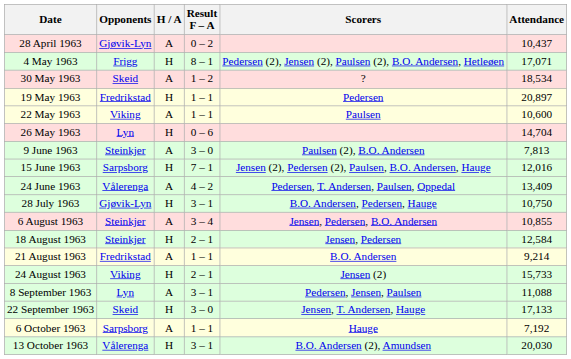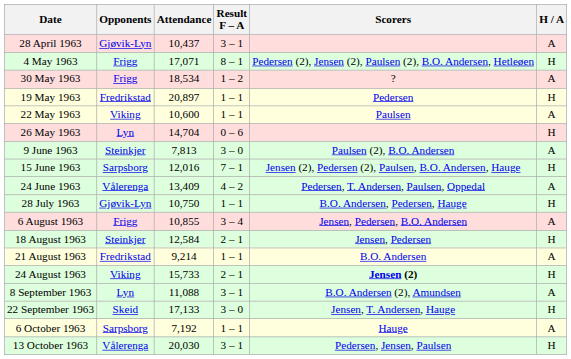columns swapped: (169, 19) <-> (537, 19)
(202, 43) 0 – 2 -> (232, 43) 3 – 1
(125, 79) Skeid -> (125, 79) Frigg
(202, 203) 3 – 1 -> (232, 203) 1 – 1
(125, 221) Steinkjer -> (125, 221) Frigg
(363, 274) normal -> (393, 274) bold
(363, 292) Pedersen, Jensen, Paulsen -> (393, 292) B.O. Andersen (2), Amundsen
(363, 345) B.O. Andersen (2), Amundsen -> (393, 345) Pedersen, Jensen, Paulsen
